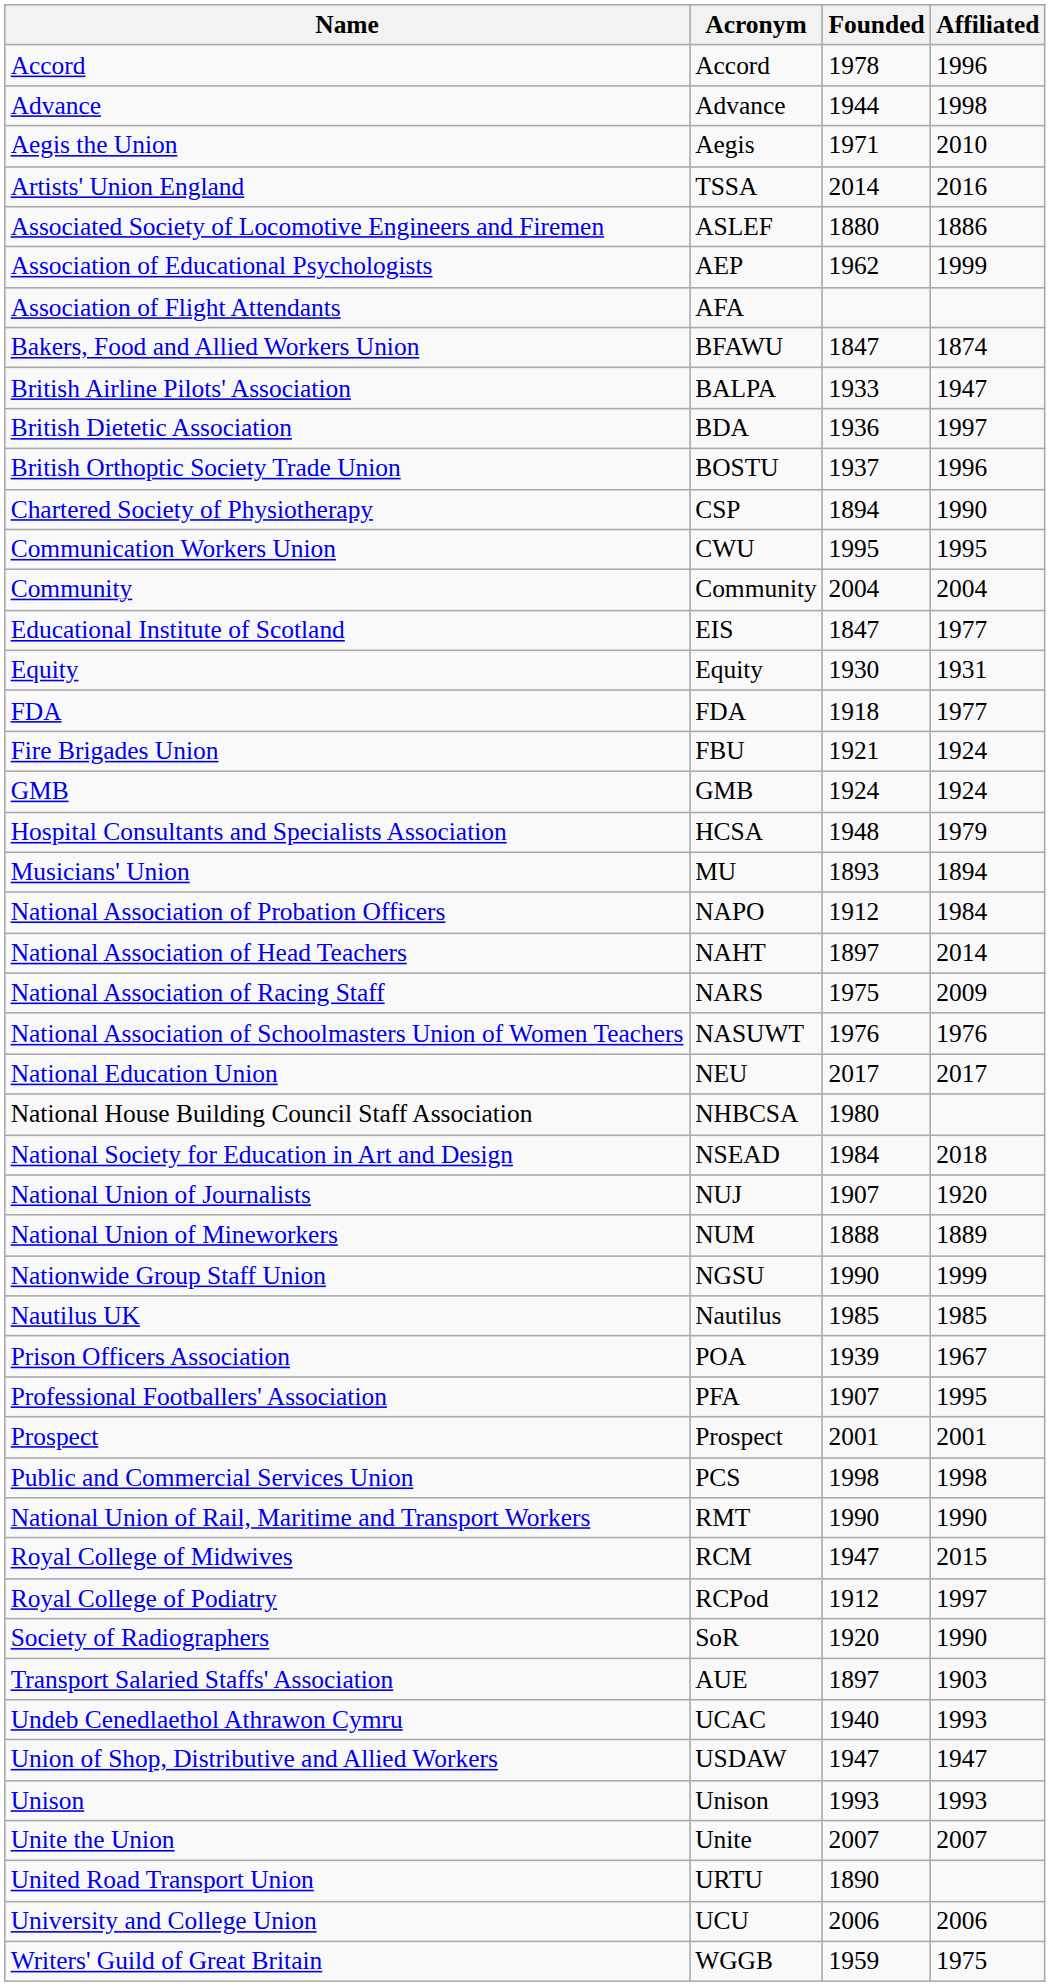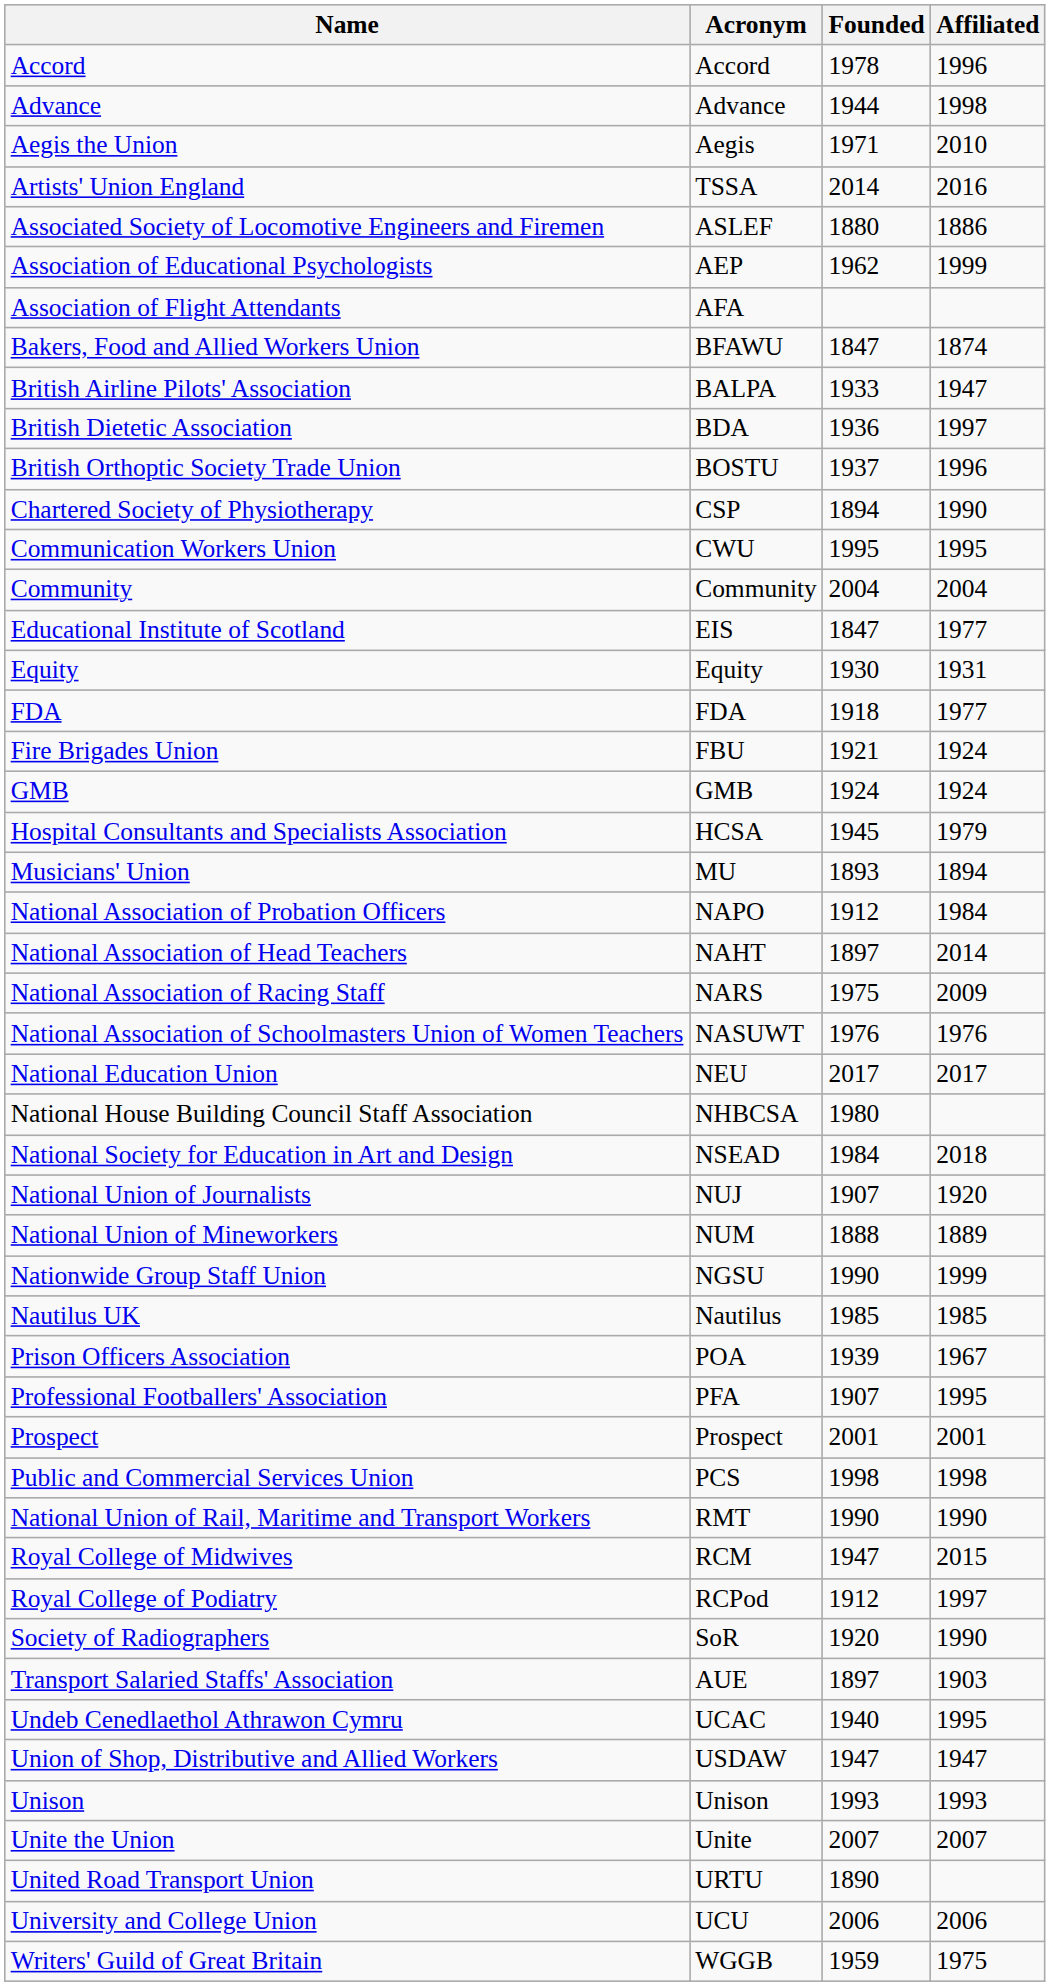(854, 831) 1948 -> (854, 831) 1945
(962, 1719) 1993 -> (962, 1719) 1995
